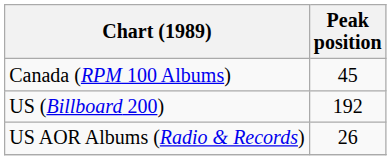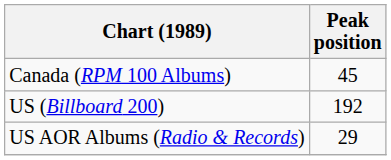(348, 138) 26 -> (348, 138) 29
